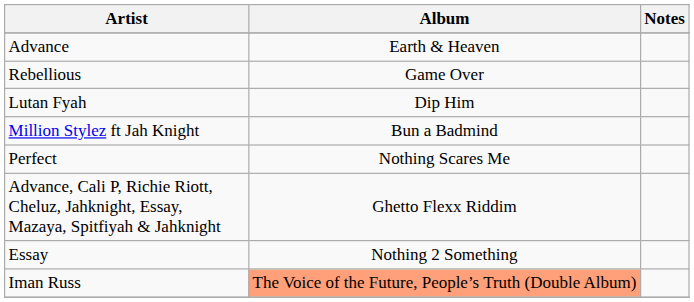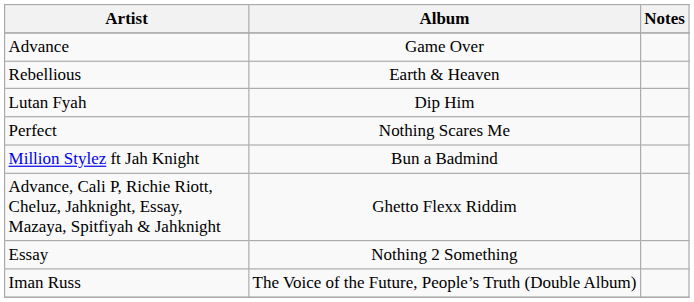(444, 46) Earth & Heaven -> (444, 46) Game Over
(444, 74) Game Over -> (444, 74) Earth & Heaven
rows swapped: (33, 159) <-> (104, 131)
(444, 283) lightsalmon background -> (444, 283) no background
